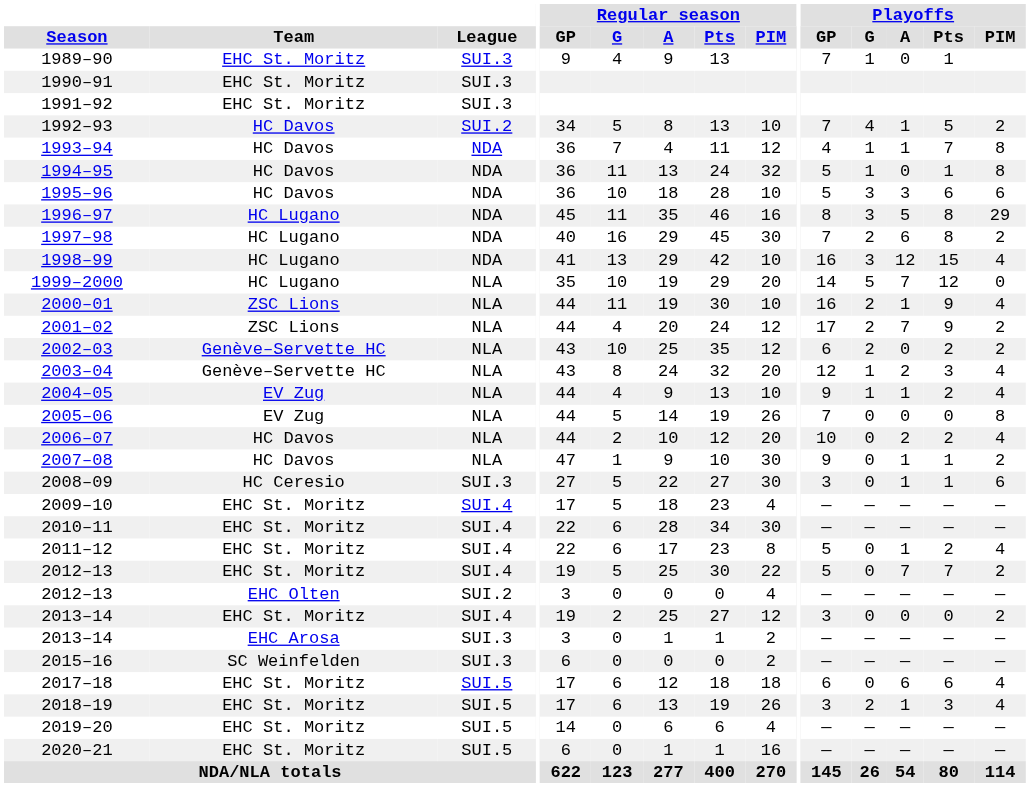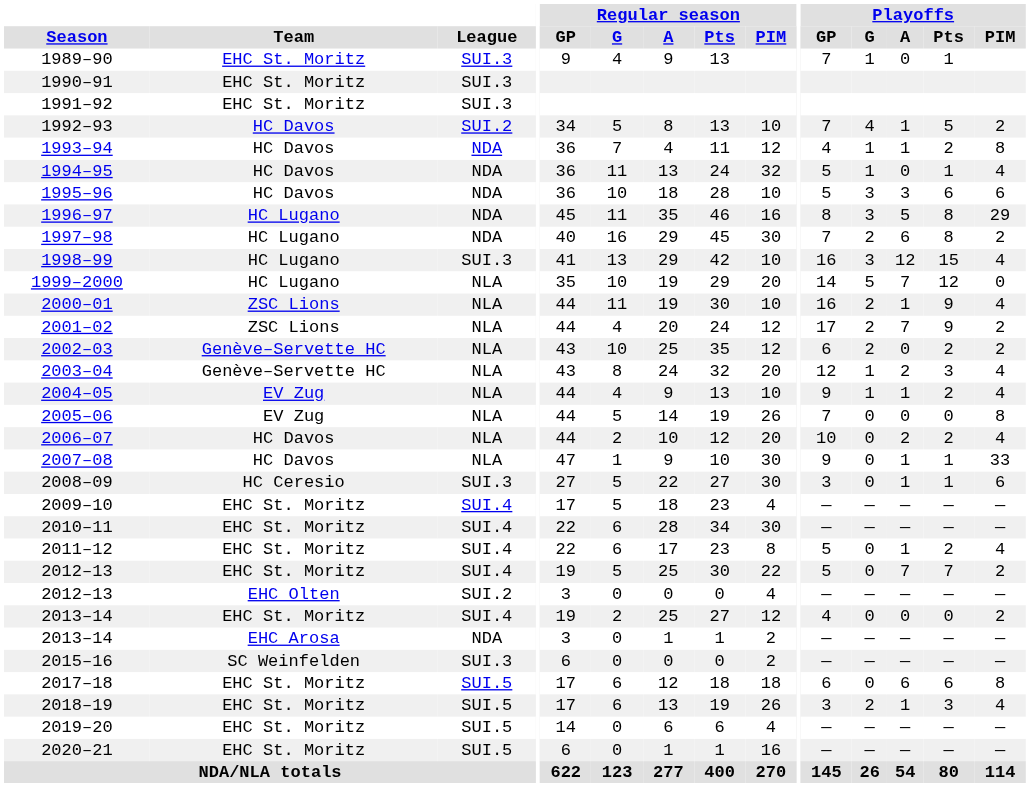(949, 149) 7 -> (949, 149) 2
(1000, 171) 8 -> (1000, 171) 4
(487, 260) NDA -> (487, 260) SUI.3
(1000, 461) 2 -> (1000, 461) 33
(826, 616) 3 -> (826, 616) 4
(487, 639) SUI.3 -> (487, 639) NDA
(1000, 683) 4 -> (1000, 683) 8
